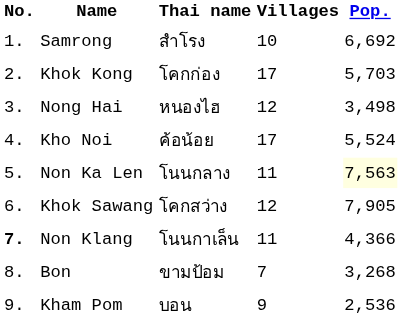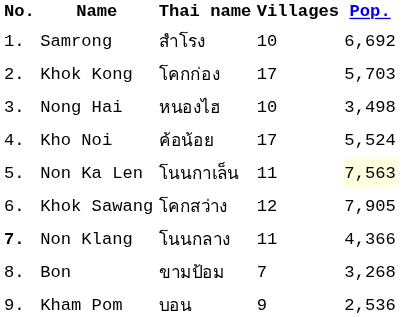(267, 107) 12 -> (267, 107) 10
(194, 174) โนนกลาง -> (199, 174) โนนกาเล็น
(199, 240) โนนกาเล็น -> (194, 240) โนนกลาง
